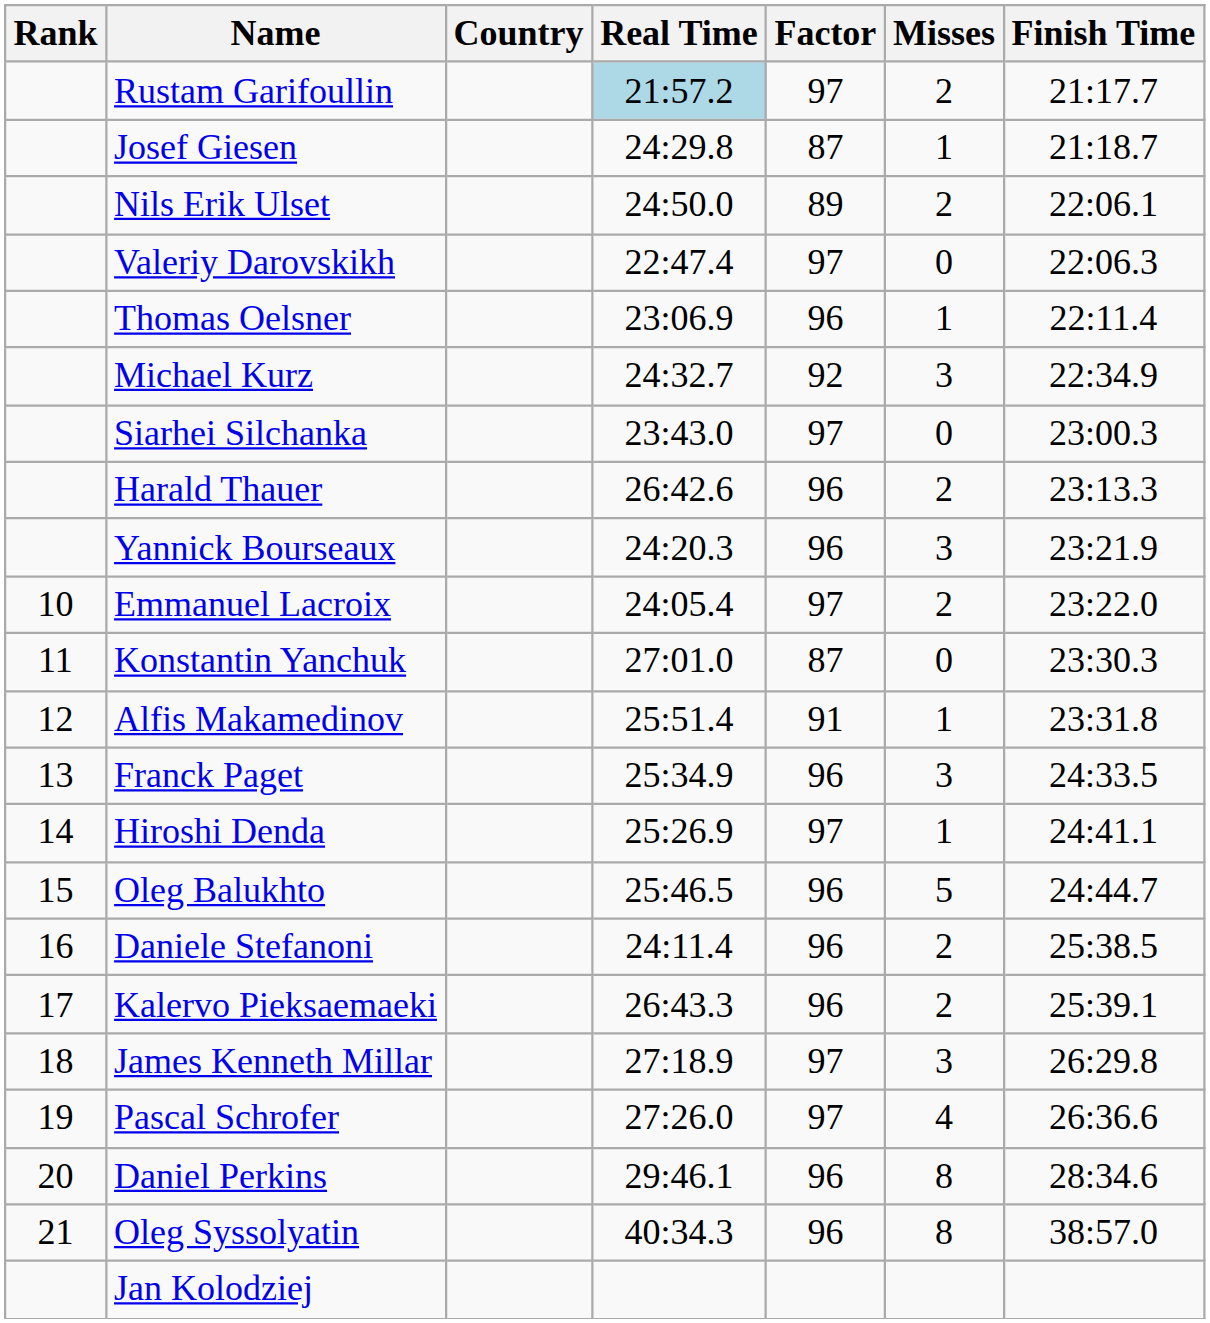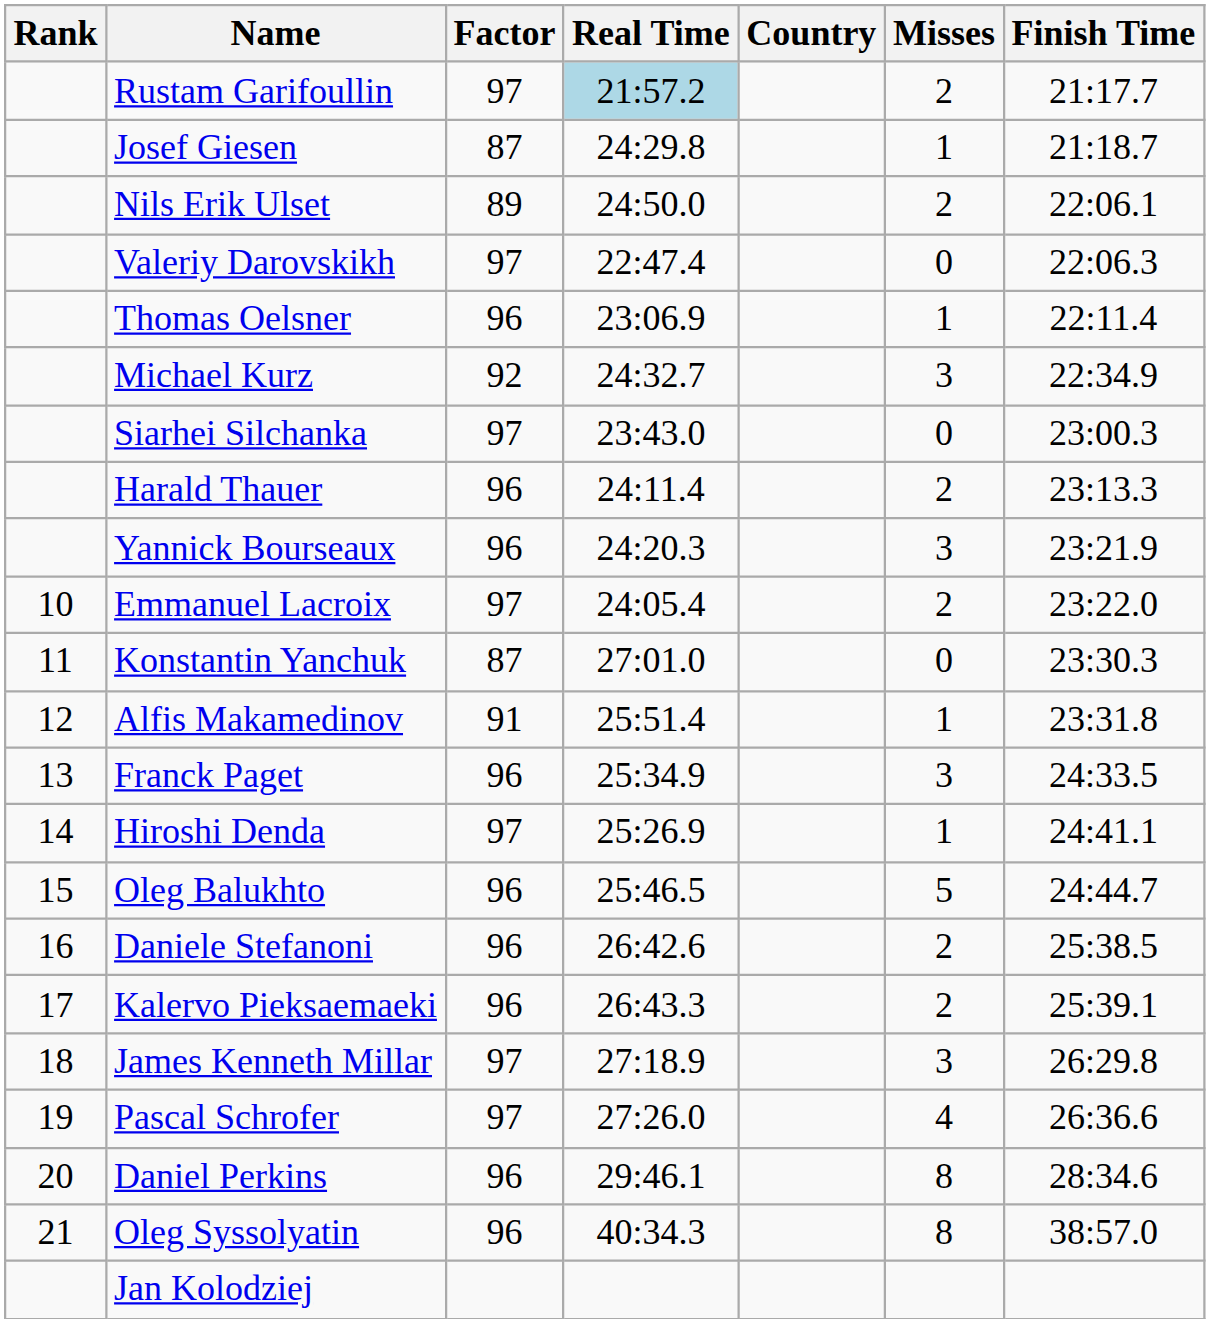columns swapped: (519, 33) <-> (825, 33)
(679, 489) 26:42.6 -> (651, 489) 24:11.4
(679, 946) 24:11.4 -> (651, 946) 26:42.6
